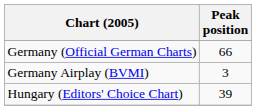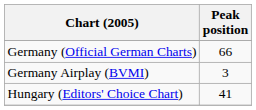(225, 94) 39 -> (225, 94) 41
